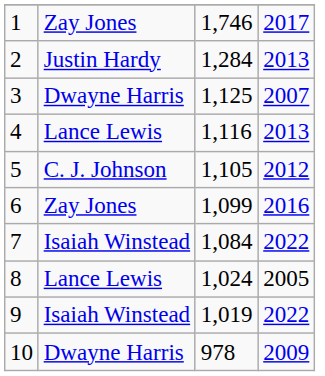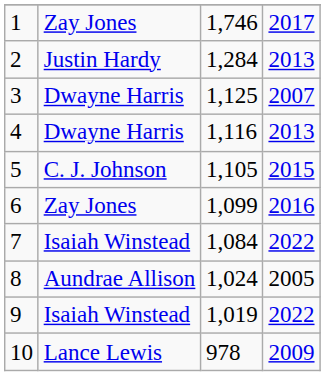(103, 132) Lance Lewis -> (114, 132) Dwayne Harris
(286, 168) 2012 -> (291, 168) 2015
(103, 278) Lance Lewis -> (120, 278) Aundrae Allison
(114, 351) Dwayne Harris -> (103, 351) Lance Lewis
